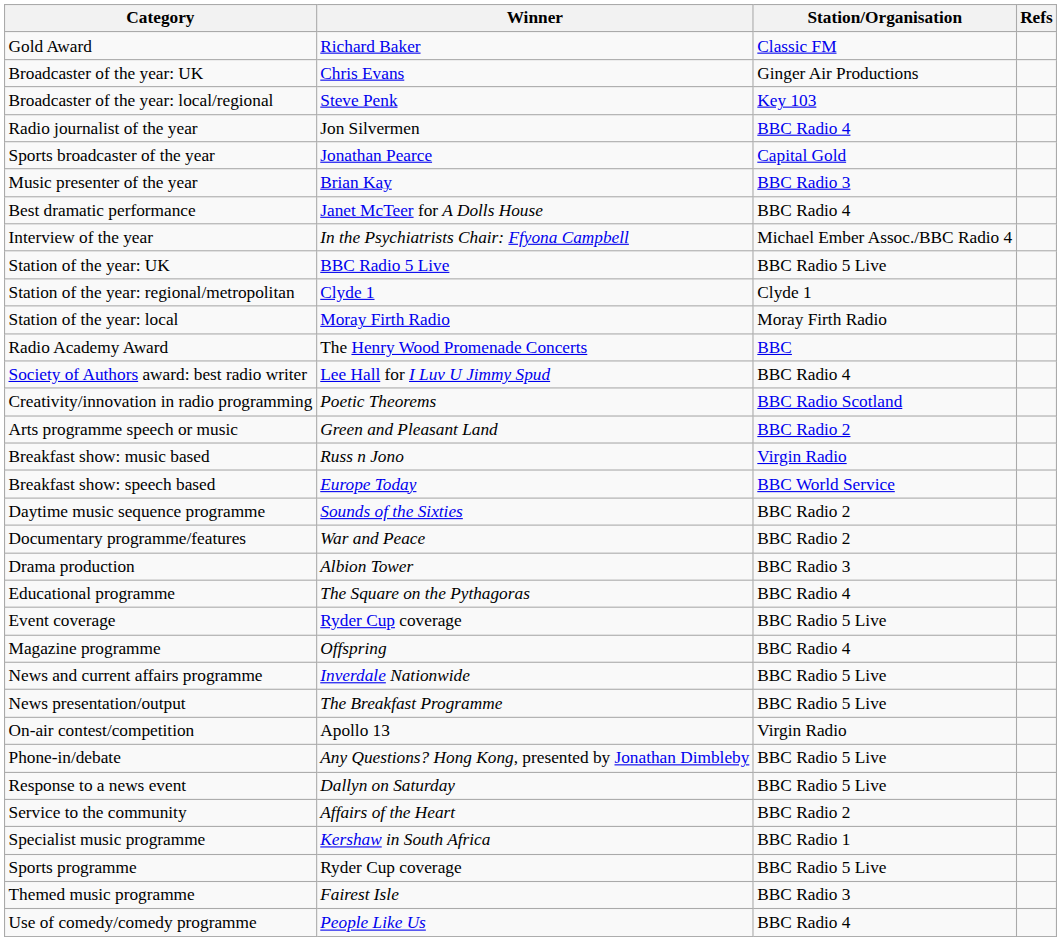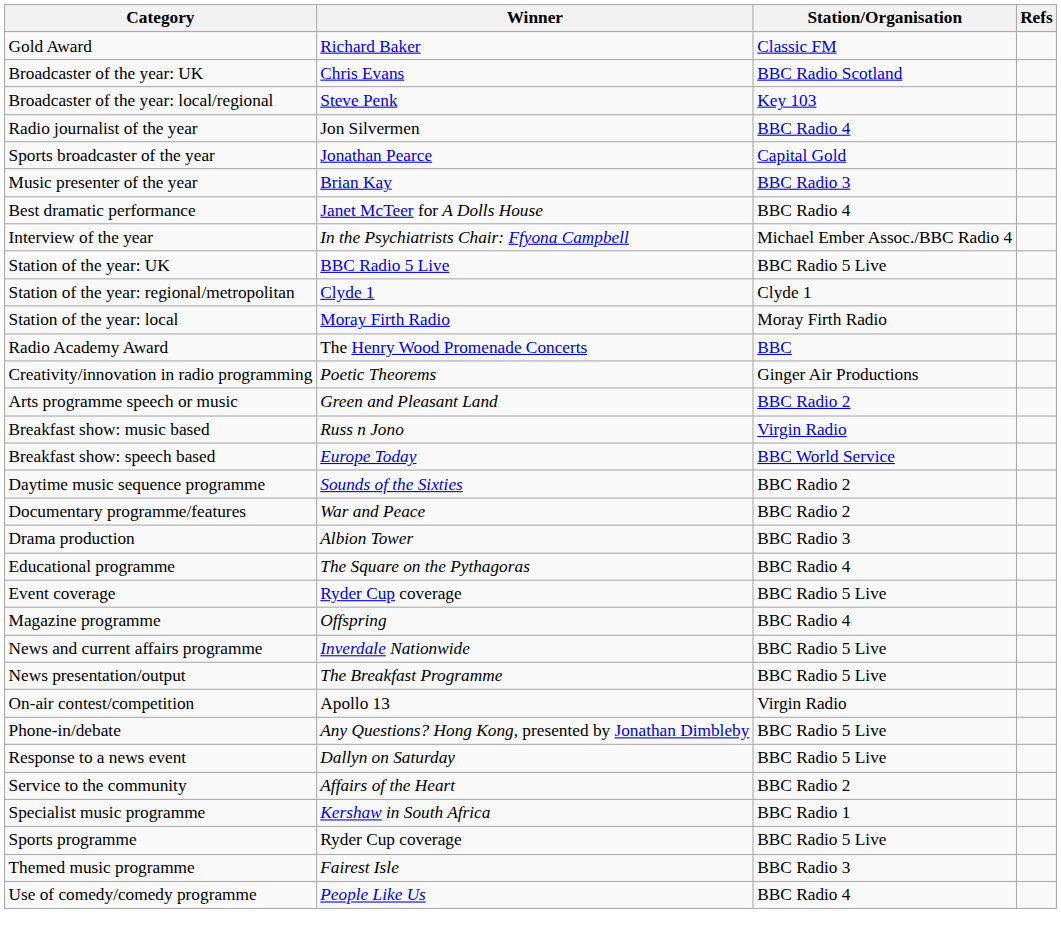(838, 73) Ginger Air Productions -> (830, 73) BBC Radio Scotland
- row: (158, 374)
(830, 401) BBC Radio Scotland -> (838, 374) Ginger Air Productions
